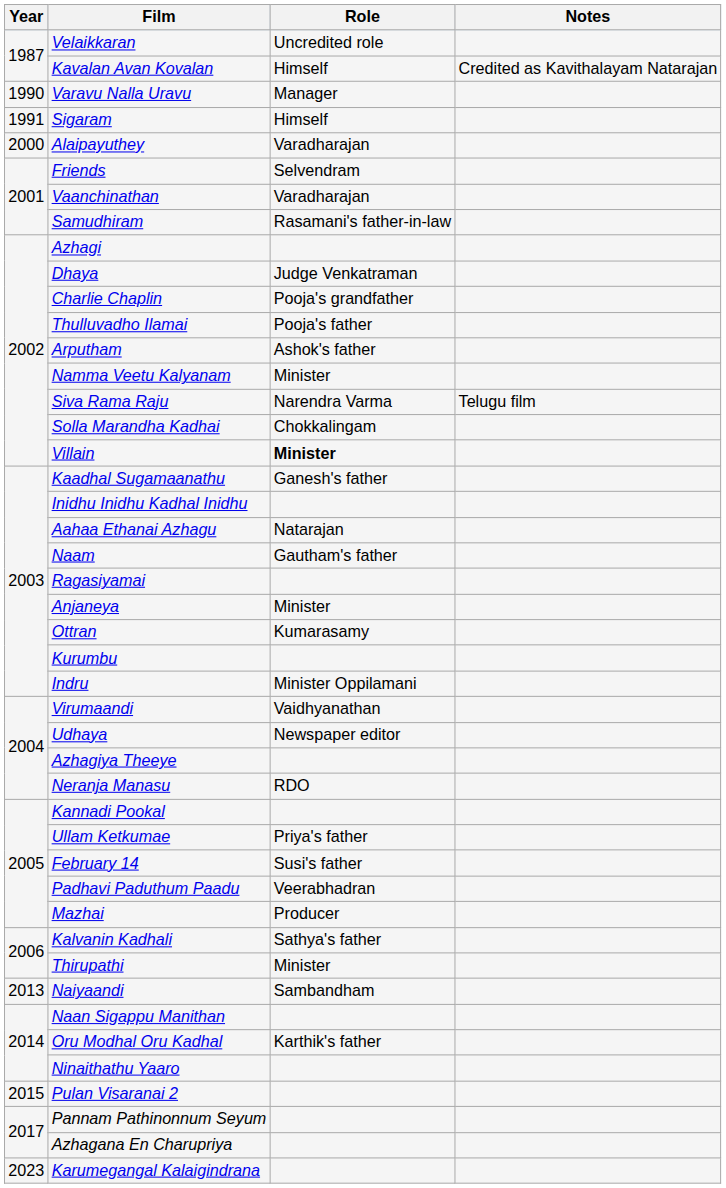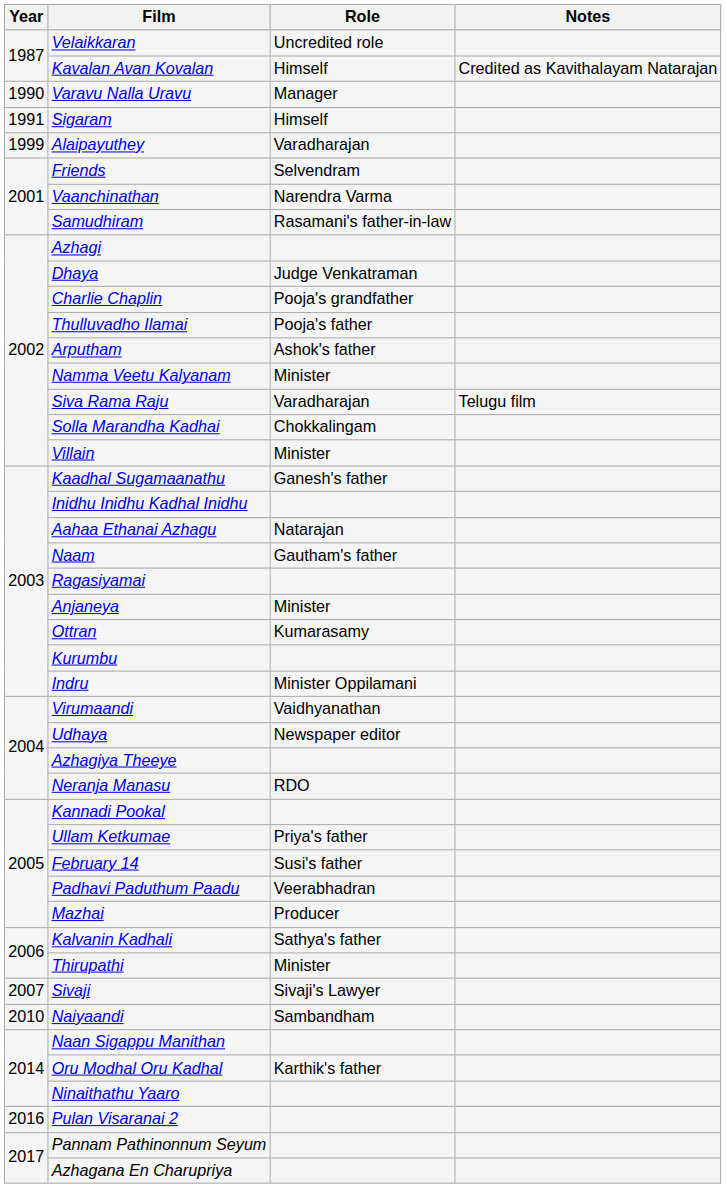(26, 145) 2000 -> (26, 145) 1999
(322, 196) Varadharajan -> (333, 196) Narendra Varma
(333, 401) Narendra Varma -> (322, 401) Varadharajan
(305, 453) bold -> (302, 453) normal
+ row: (71, 991)
(26, 991) 2013 -> (26, 1016) 2010
(26, 1093) 2015 -> (26, 1119) 2016
- row: (156, 1170)
